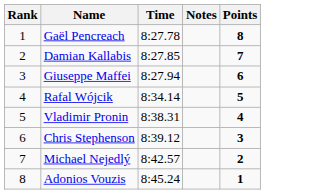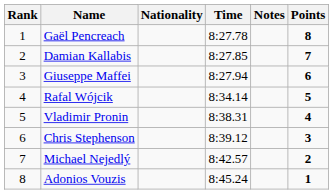+ column: (172, 14)
